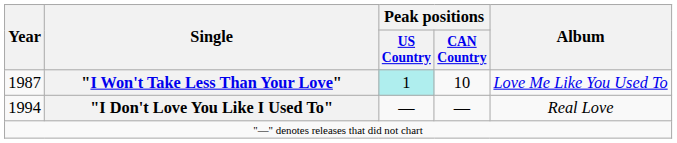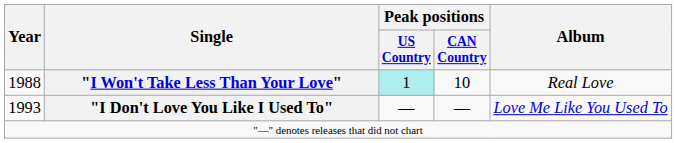(25, 82) 1987 -> (25, 82) 1988
(581, 82) Love Me Like You Used To -> (581, 82) Real Love
(25, 108) 1994 -> (25, 108) 1993
(581, 108) Real Love -> (581, 108) Love Me Like You Used To
